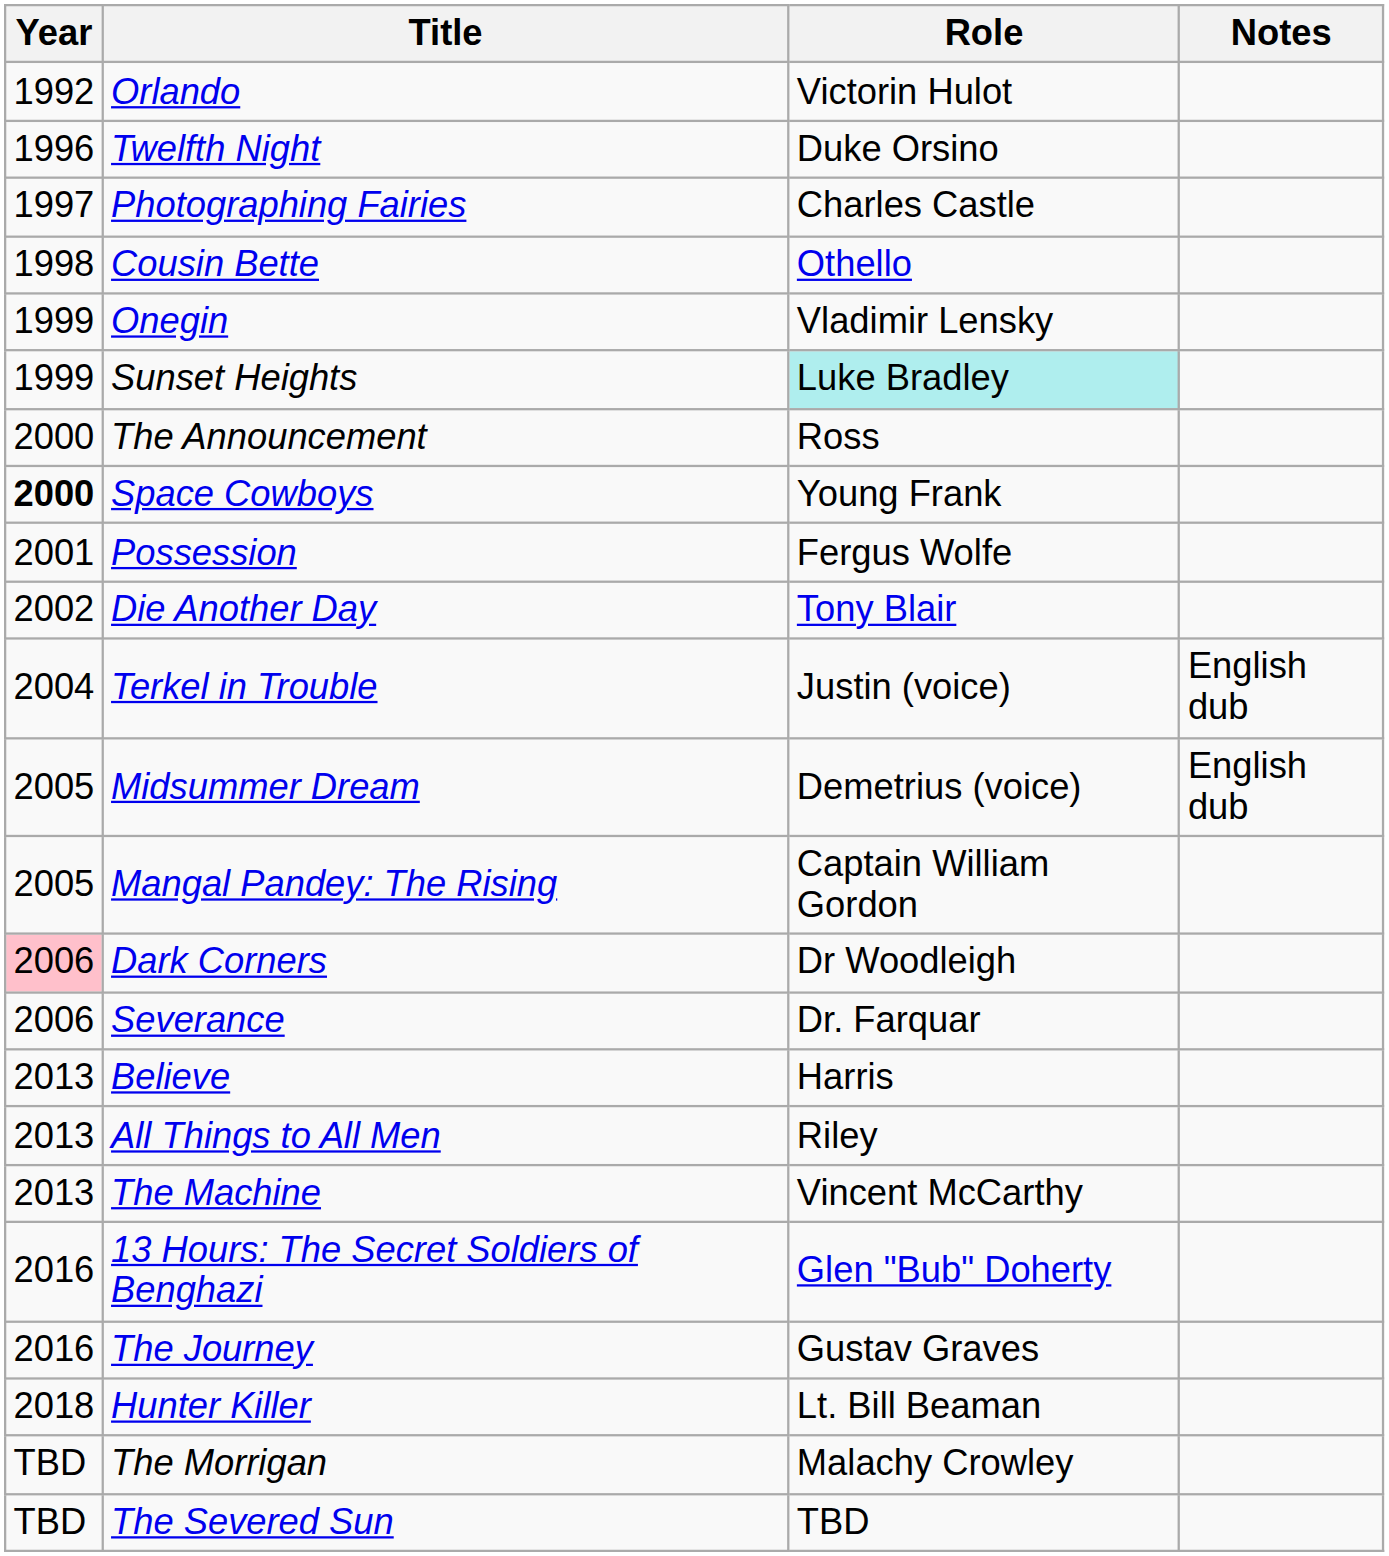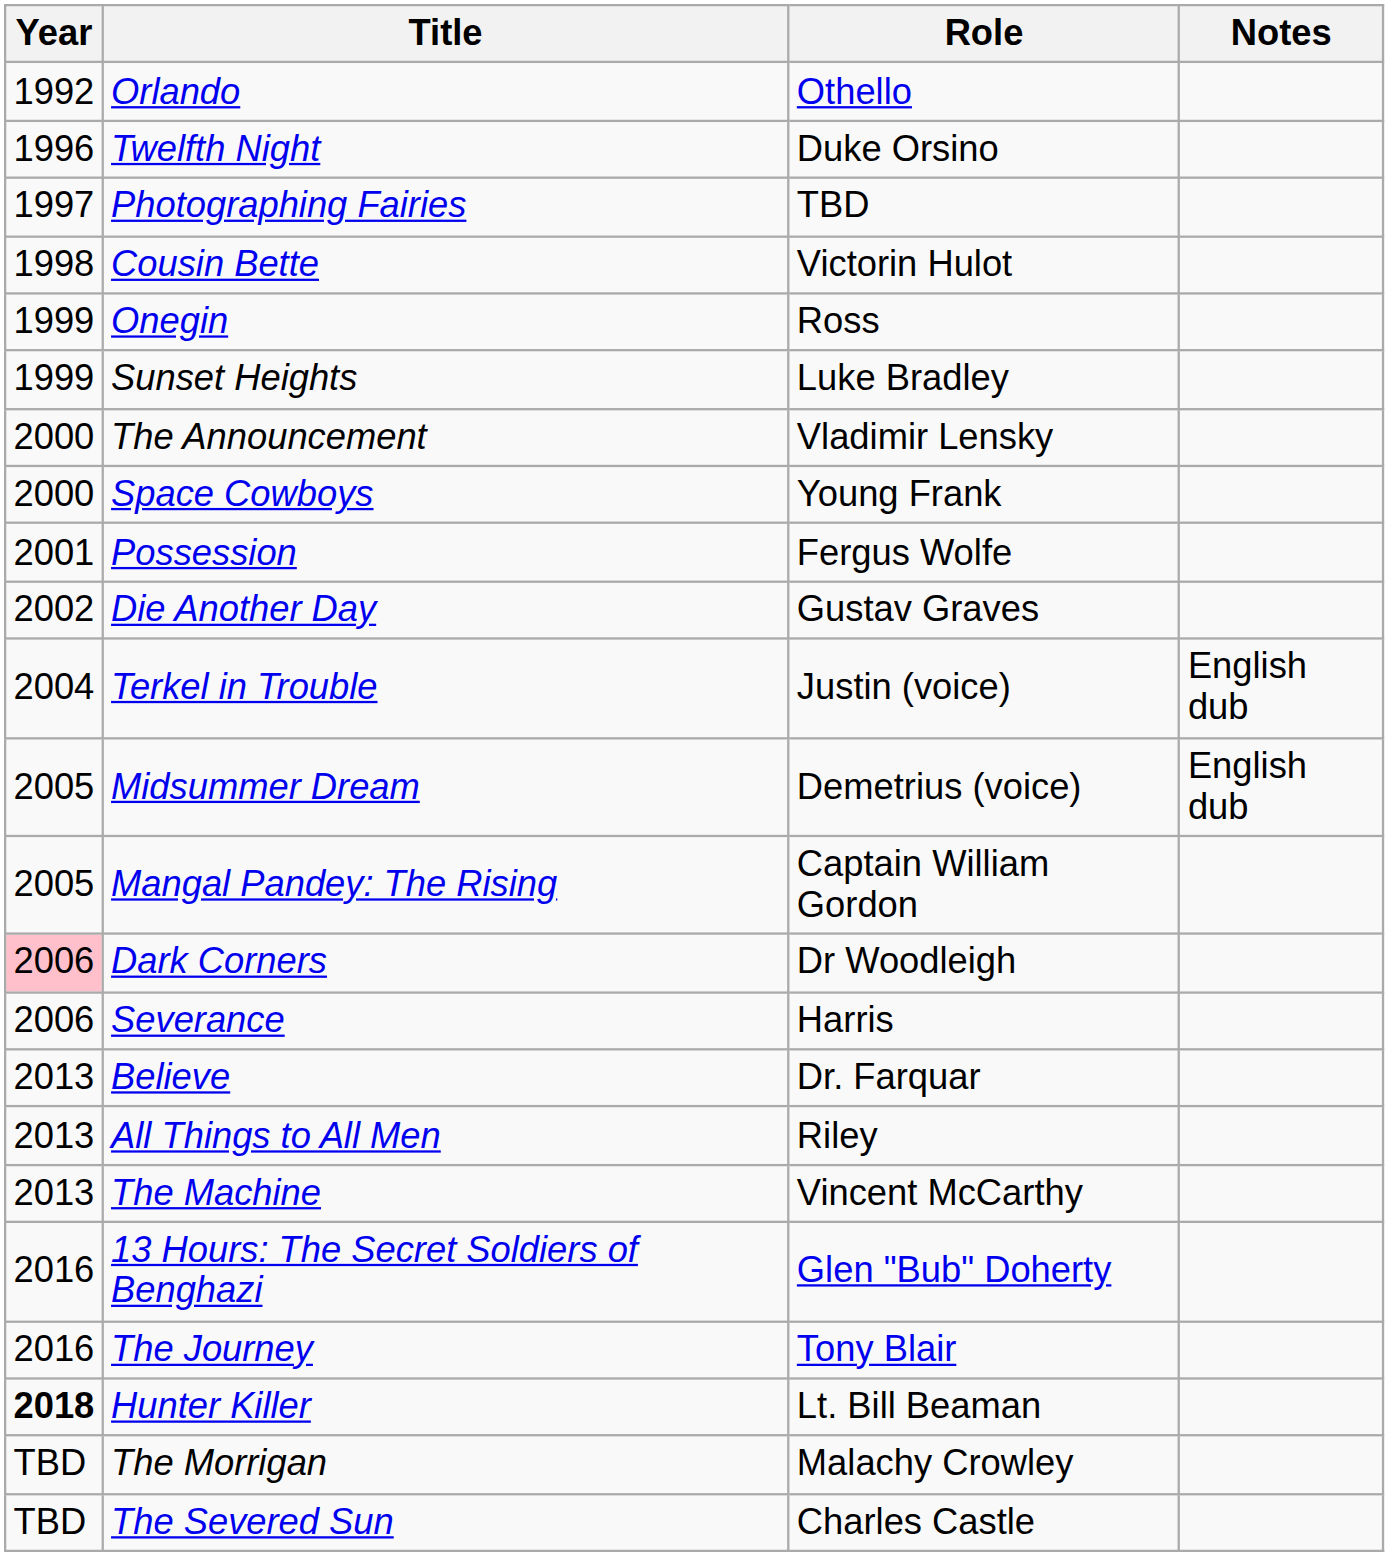(905, 90) Victorin Hulot -> (854, 90) Othello
(916, 206) Charles Castle -> (833, 206) TBD
(854, 263) Othello -> (905, 263) Victorin Hulot
(925, 321) Vladimir Lensky -> (838, 321) Ross
(903, 378) paleturquoise background -> (903, 378) no background
(838, 436) Ross -> (925, 436) Vladimir Lensky
(54, 494) bold -> (54, 494) normal
(877, 609) Tony Blair -> (918, 609) Gustav Graves
(889, 1019) Dr. Farquar -> (845, 1019) Harris
(845, 1077) Harris -> (889, 1077) Dr. Farquar
(918, 1348) Gustav Graves -> (877, 1348) Tony Blair
(54, 1406) normal -> (54, 1406) bold
(833, 1521) TBD -> (916, 1521) Charles Castle
